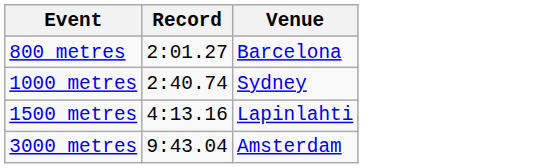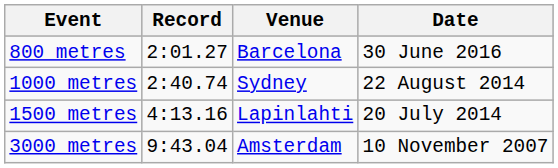+ column: (455, 21)
